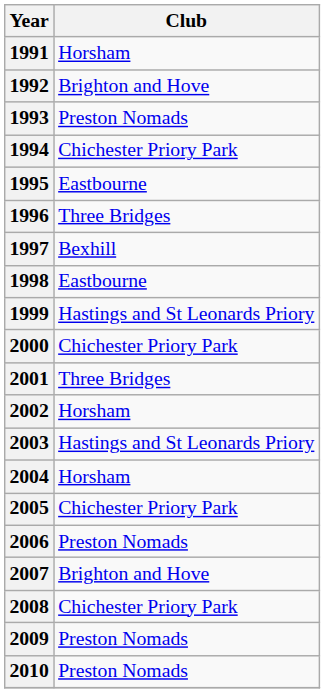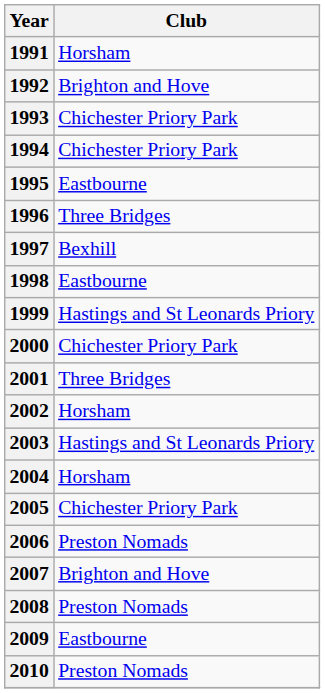(123, 117) Preston Nomads -> (148, 117) Chichester Priory Park
(148, 605) Chichester Priory Park -> (123, 605) Preston Nomads
(123, 638) Preston Nomads -> (102, 638) Eastbourne
